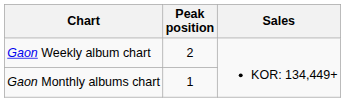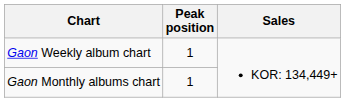(190, 53) 2 -> (190, 53) 1
